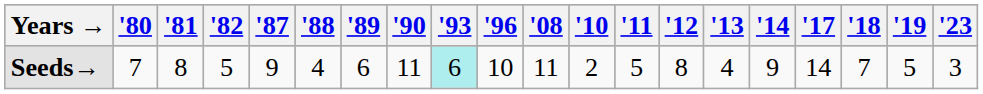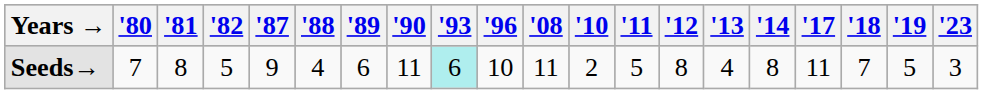(773, 66) 9 -> (773, 66) 8
(818, 66) 14 -> (818, 66) 11
